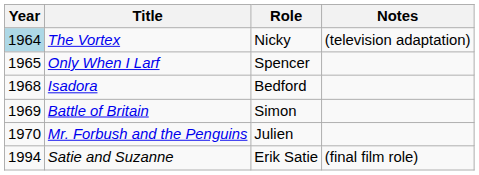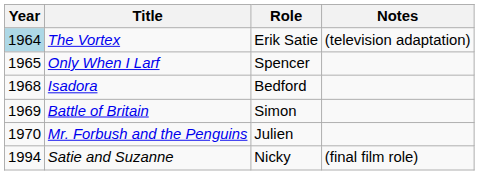(273, 39) Nicky -> (286, 39) Erik Satie
(286, 157) Erik Satie -> (273, 157) Nicky
